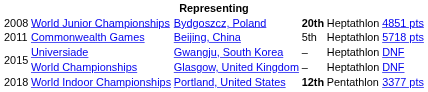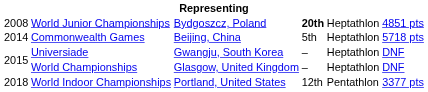(16, 38) 2011 -> (16, 38) 2014
(313, 83) bold -> (312, 83) normal
